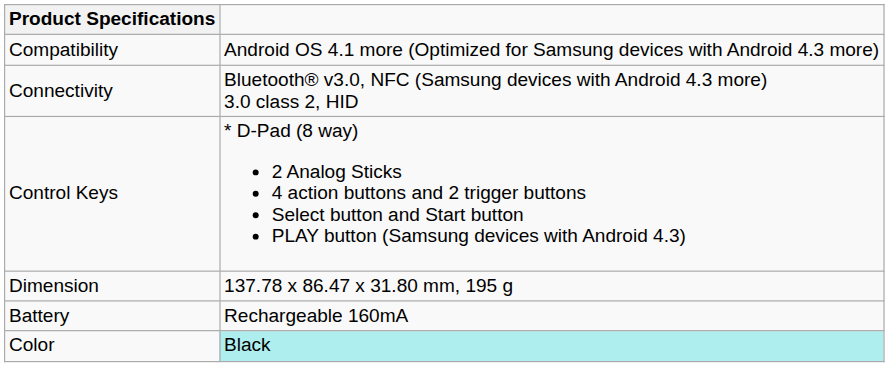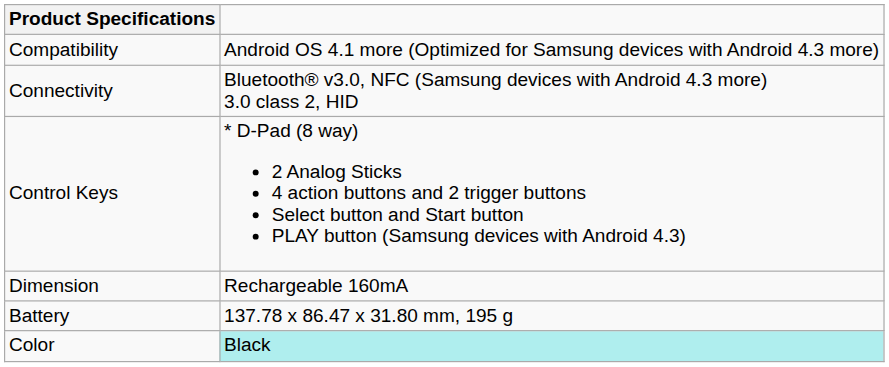(369, 285) 137.78 x 86.47 x 31.80 mm, 195 g -> (316, 285) Rechargeable 160mA
(316, 315) Rechargeable 160mA -> (369, 315) 137.78 x 86.47 x 31.80 mm, 195 g
